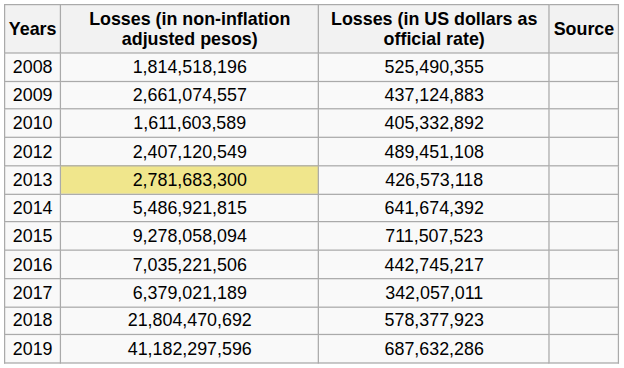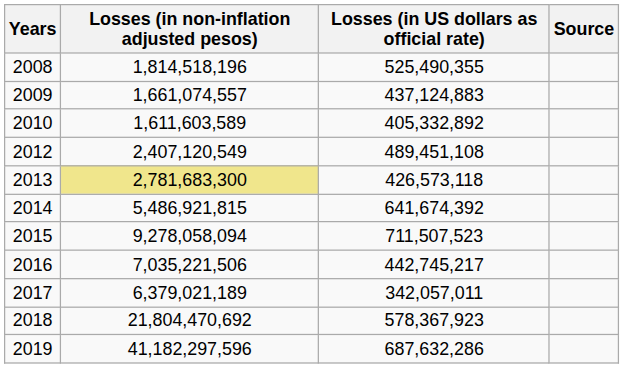(190, 95) 2,661,074,557 -> (190, 95) 1,661,074,557
(434, 321) 578,377,923 -> (434, 321) 578,367,923
